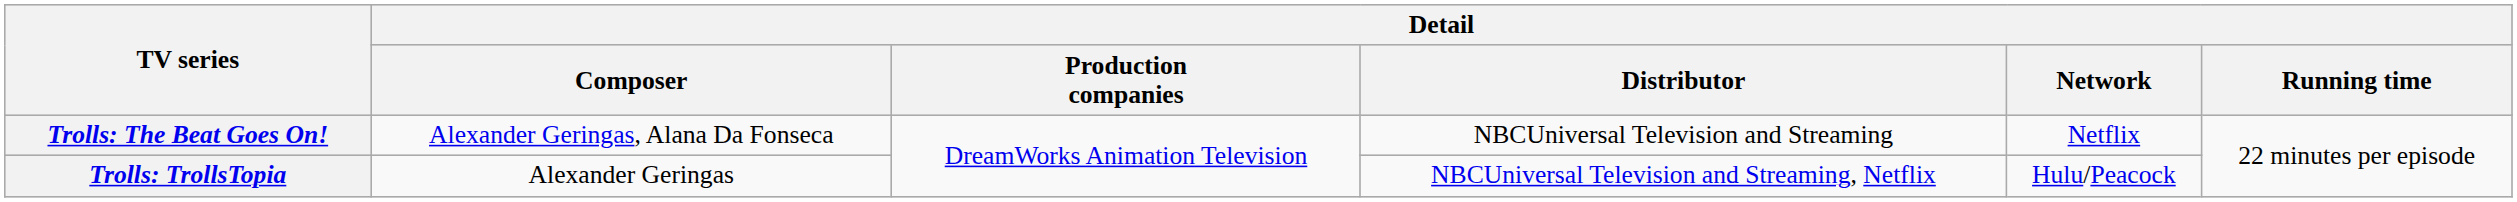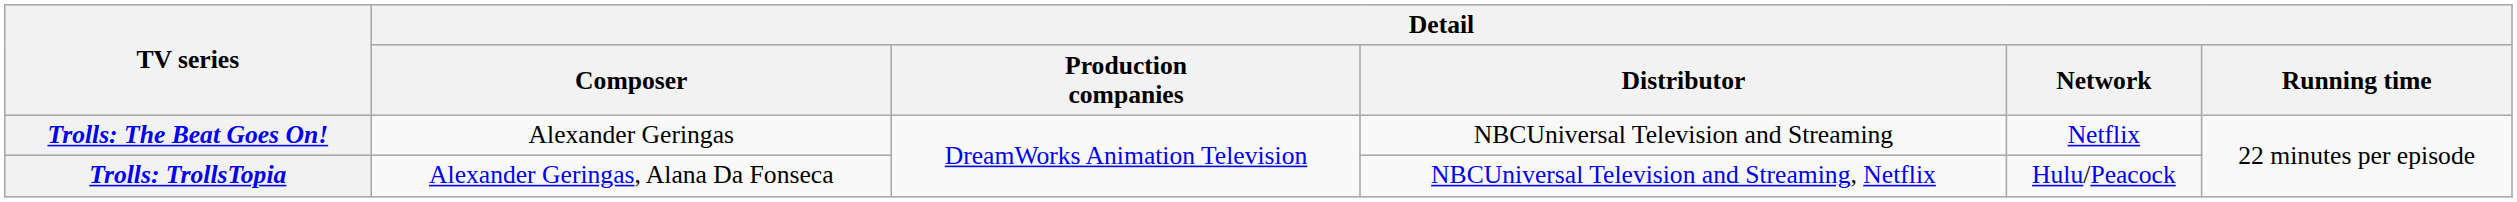(631, 134) Alexander Geringas, Alana Da Fonseca -> (631, 134) Alexander Geringas
(631, 175) Alexander Geringas -> (631, 175) Alexander Geringas, Alana Da Fonseca
